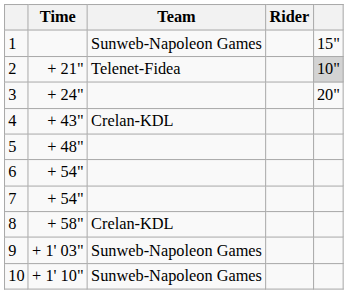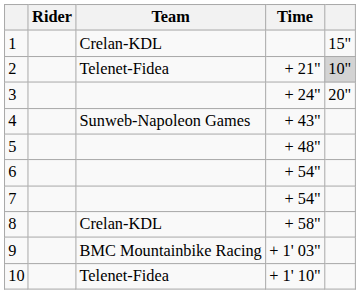columns swapped: (289, 17) <-> (58, 17)
(177, 43) Sunweb-Napoleon Games -> (121, 43) Crelan-KDL
(132, 120) Crelan-KDL -> (165, 120) Sunweb-Napoleon Games
(177, 250) Sunweb-Napoleon Games -> (171, 250) BMC Mountainbike Racing
(177, 276) Sunweb-Napoleon Games -> (124, 276) Telenet-Fidea
